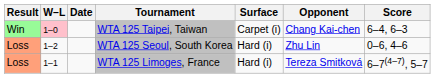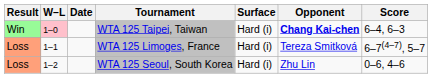(259, 29) Carpet (i) -> (255, 29) Hard (i)
(323, 29) normal -> (320, 29) bold
rows swapped: (159, 63) <-> (165, 45)
